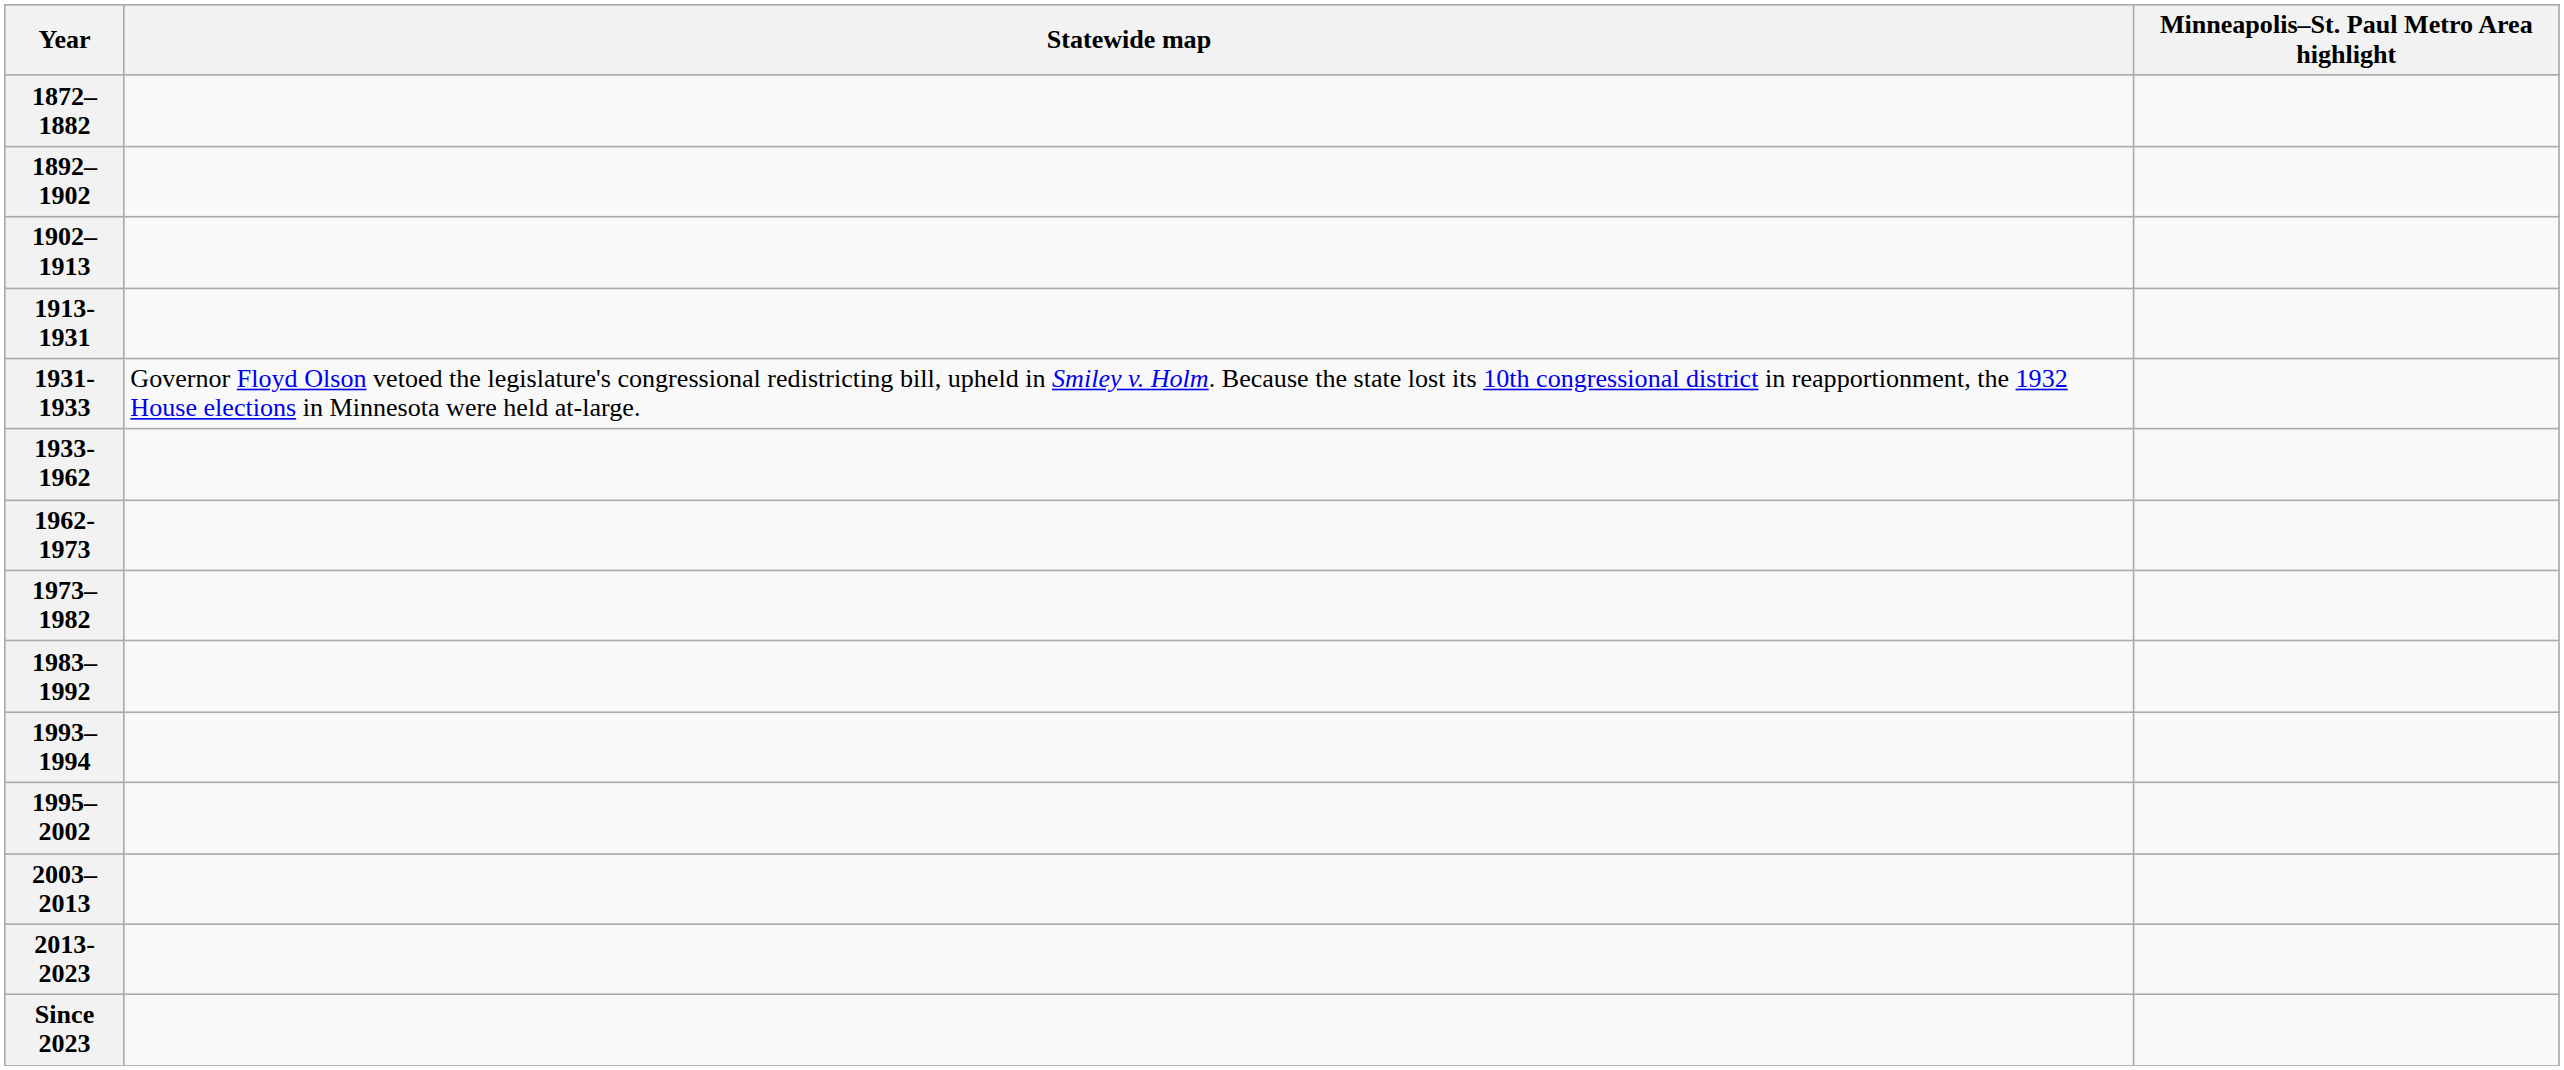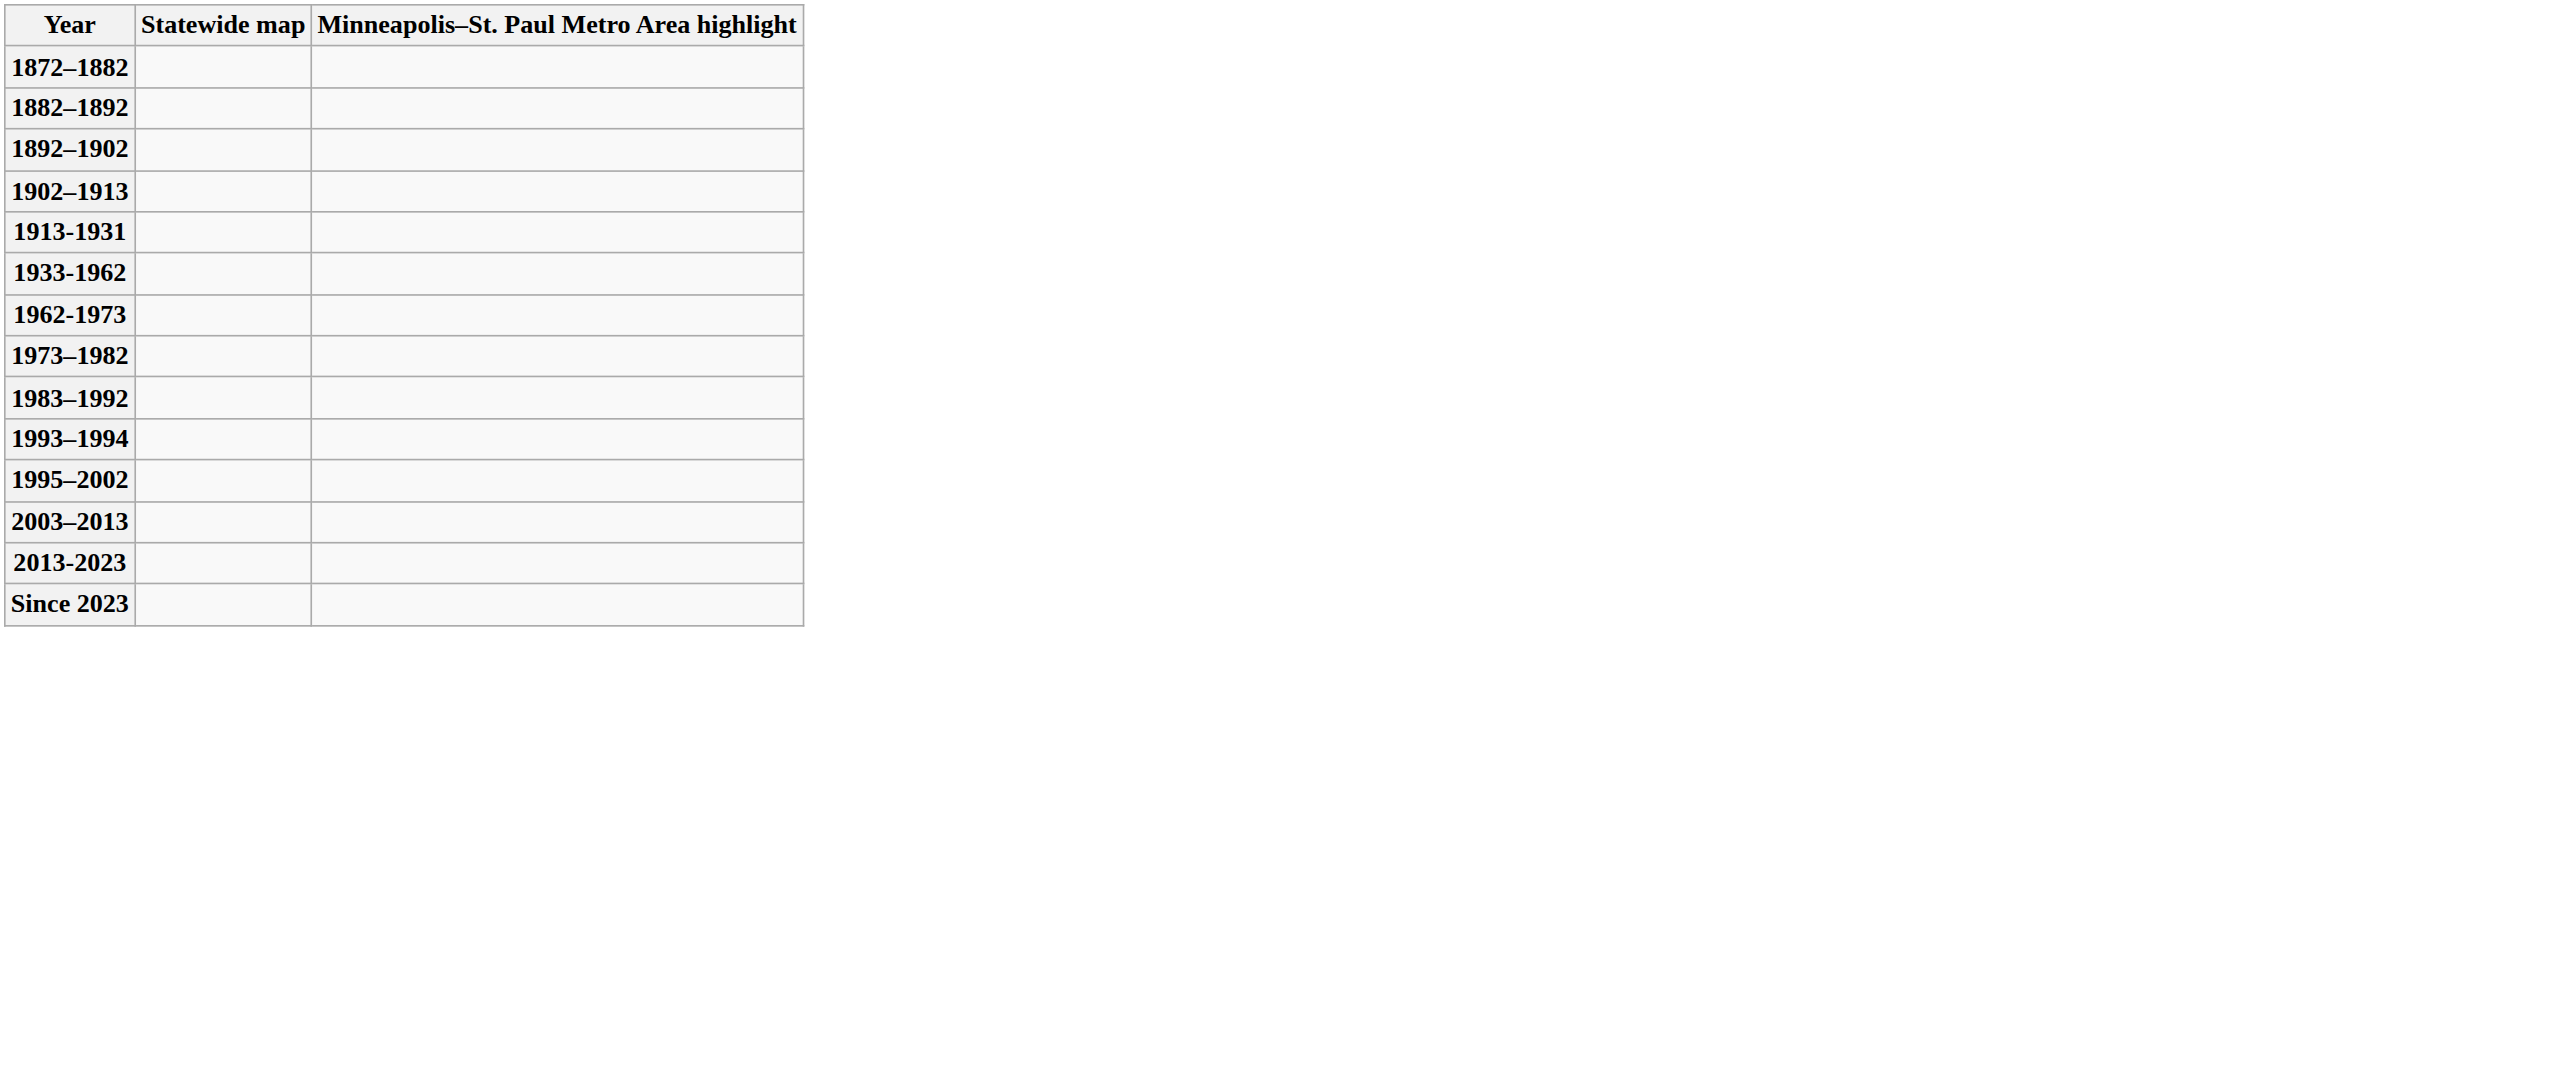+ row: (70, 107)
- row: (65, 393)
